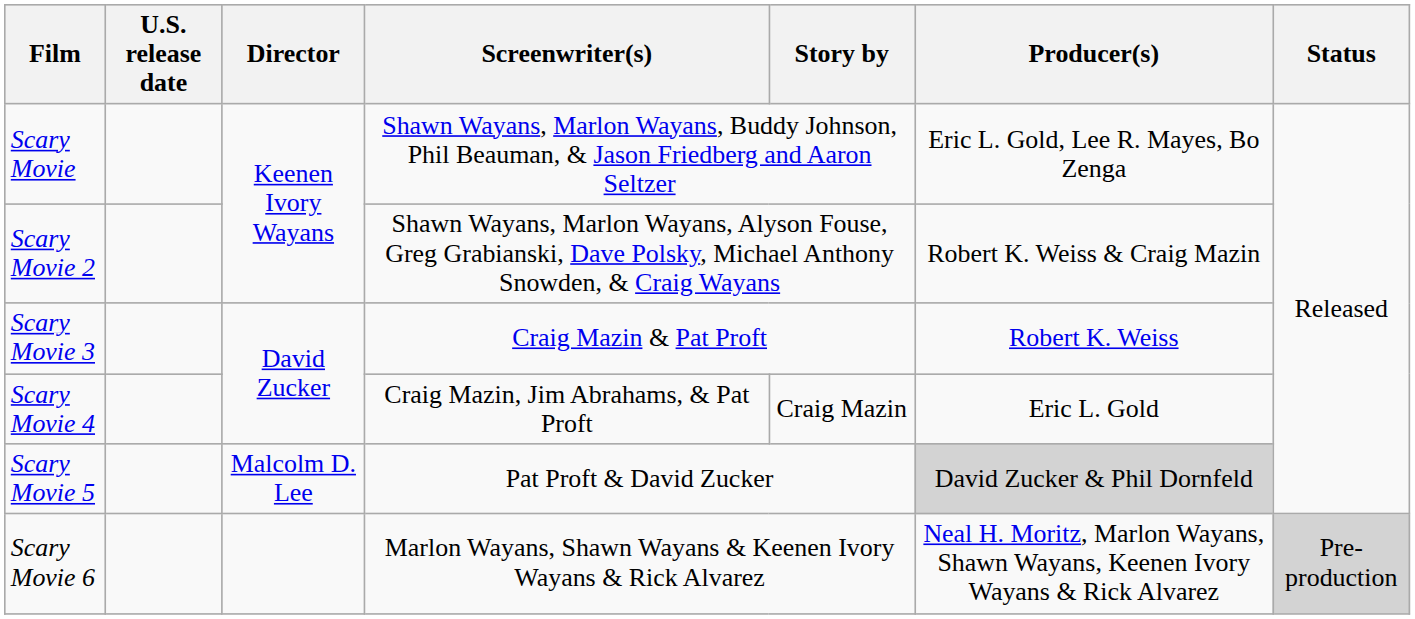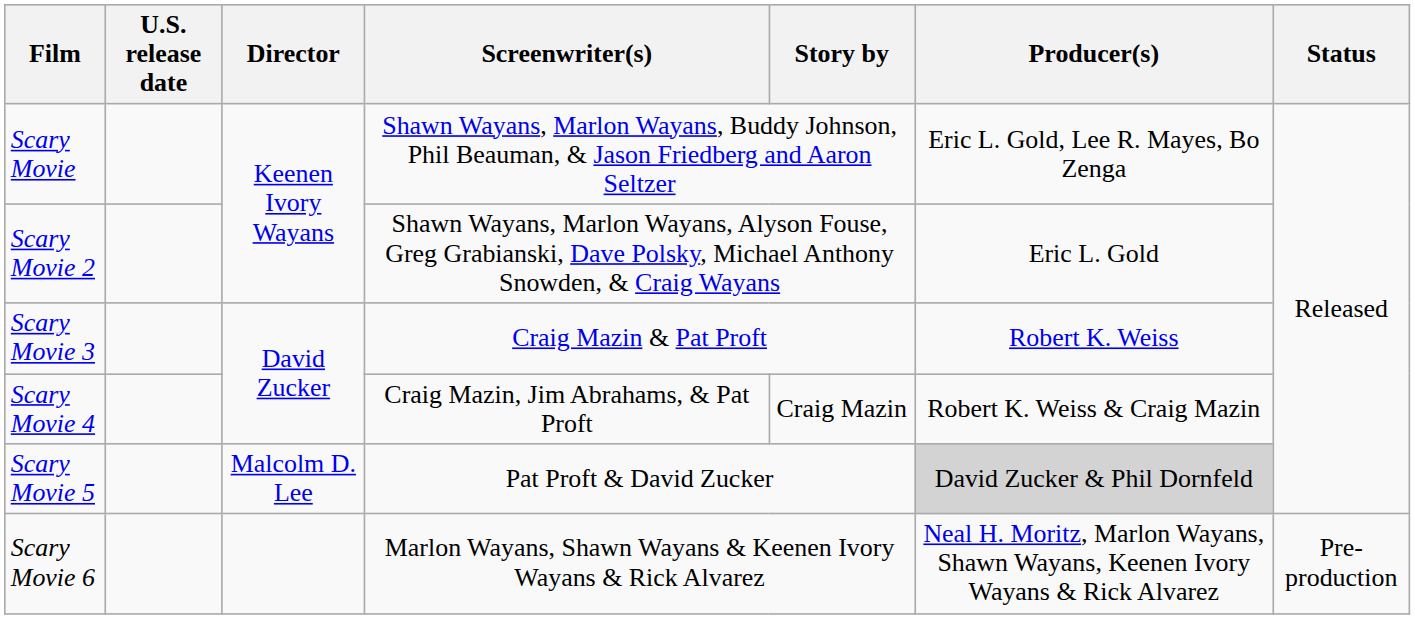(1094, 253) Robert K. Weiss & Craig Mazin -> (1094, 253) Eric L. Gold
(1094, 408) Eric L. Gold -> (1094, 408) Robert K. Weiss & Craig Mazin
(1341, 563) lightgrey background -> (1341, 563) no background
